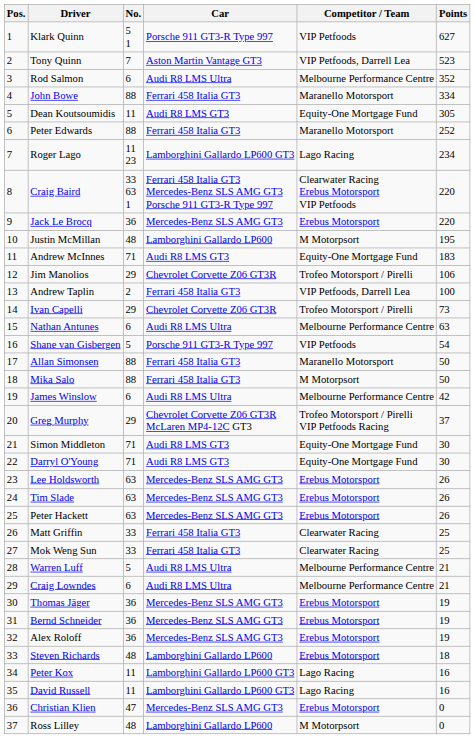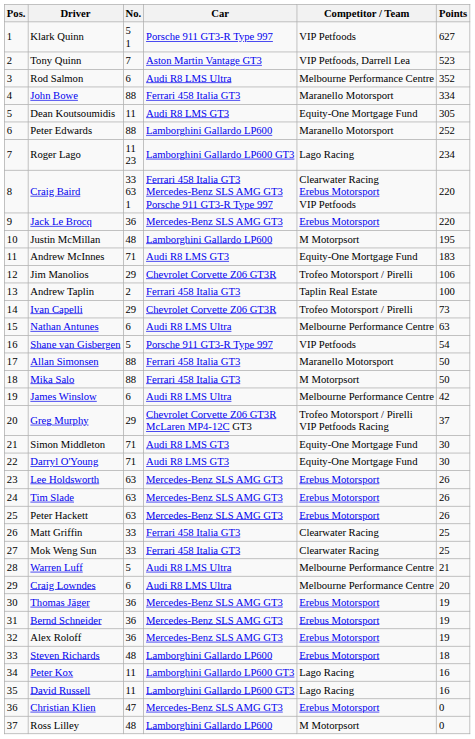(193, 131) Ferrari 458 Italia GT3 -> (209, 131) Lamborghini Gallardo LP600
(355, 291) VIP Petfoods, Darrell Lea -> (338, 291) Taplin Real Estate
(444, 585) 21 -> (444, 585) 20
